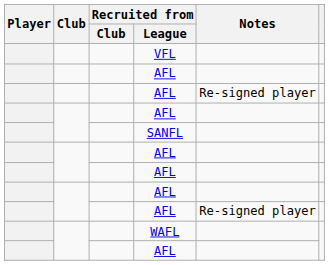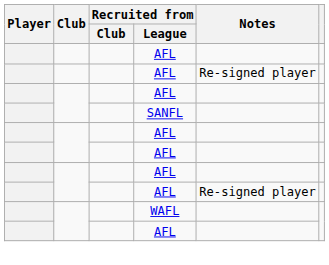- row: (29, 54)
